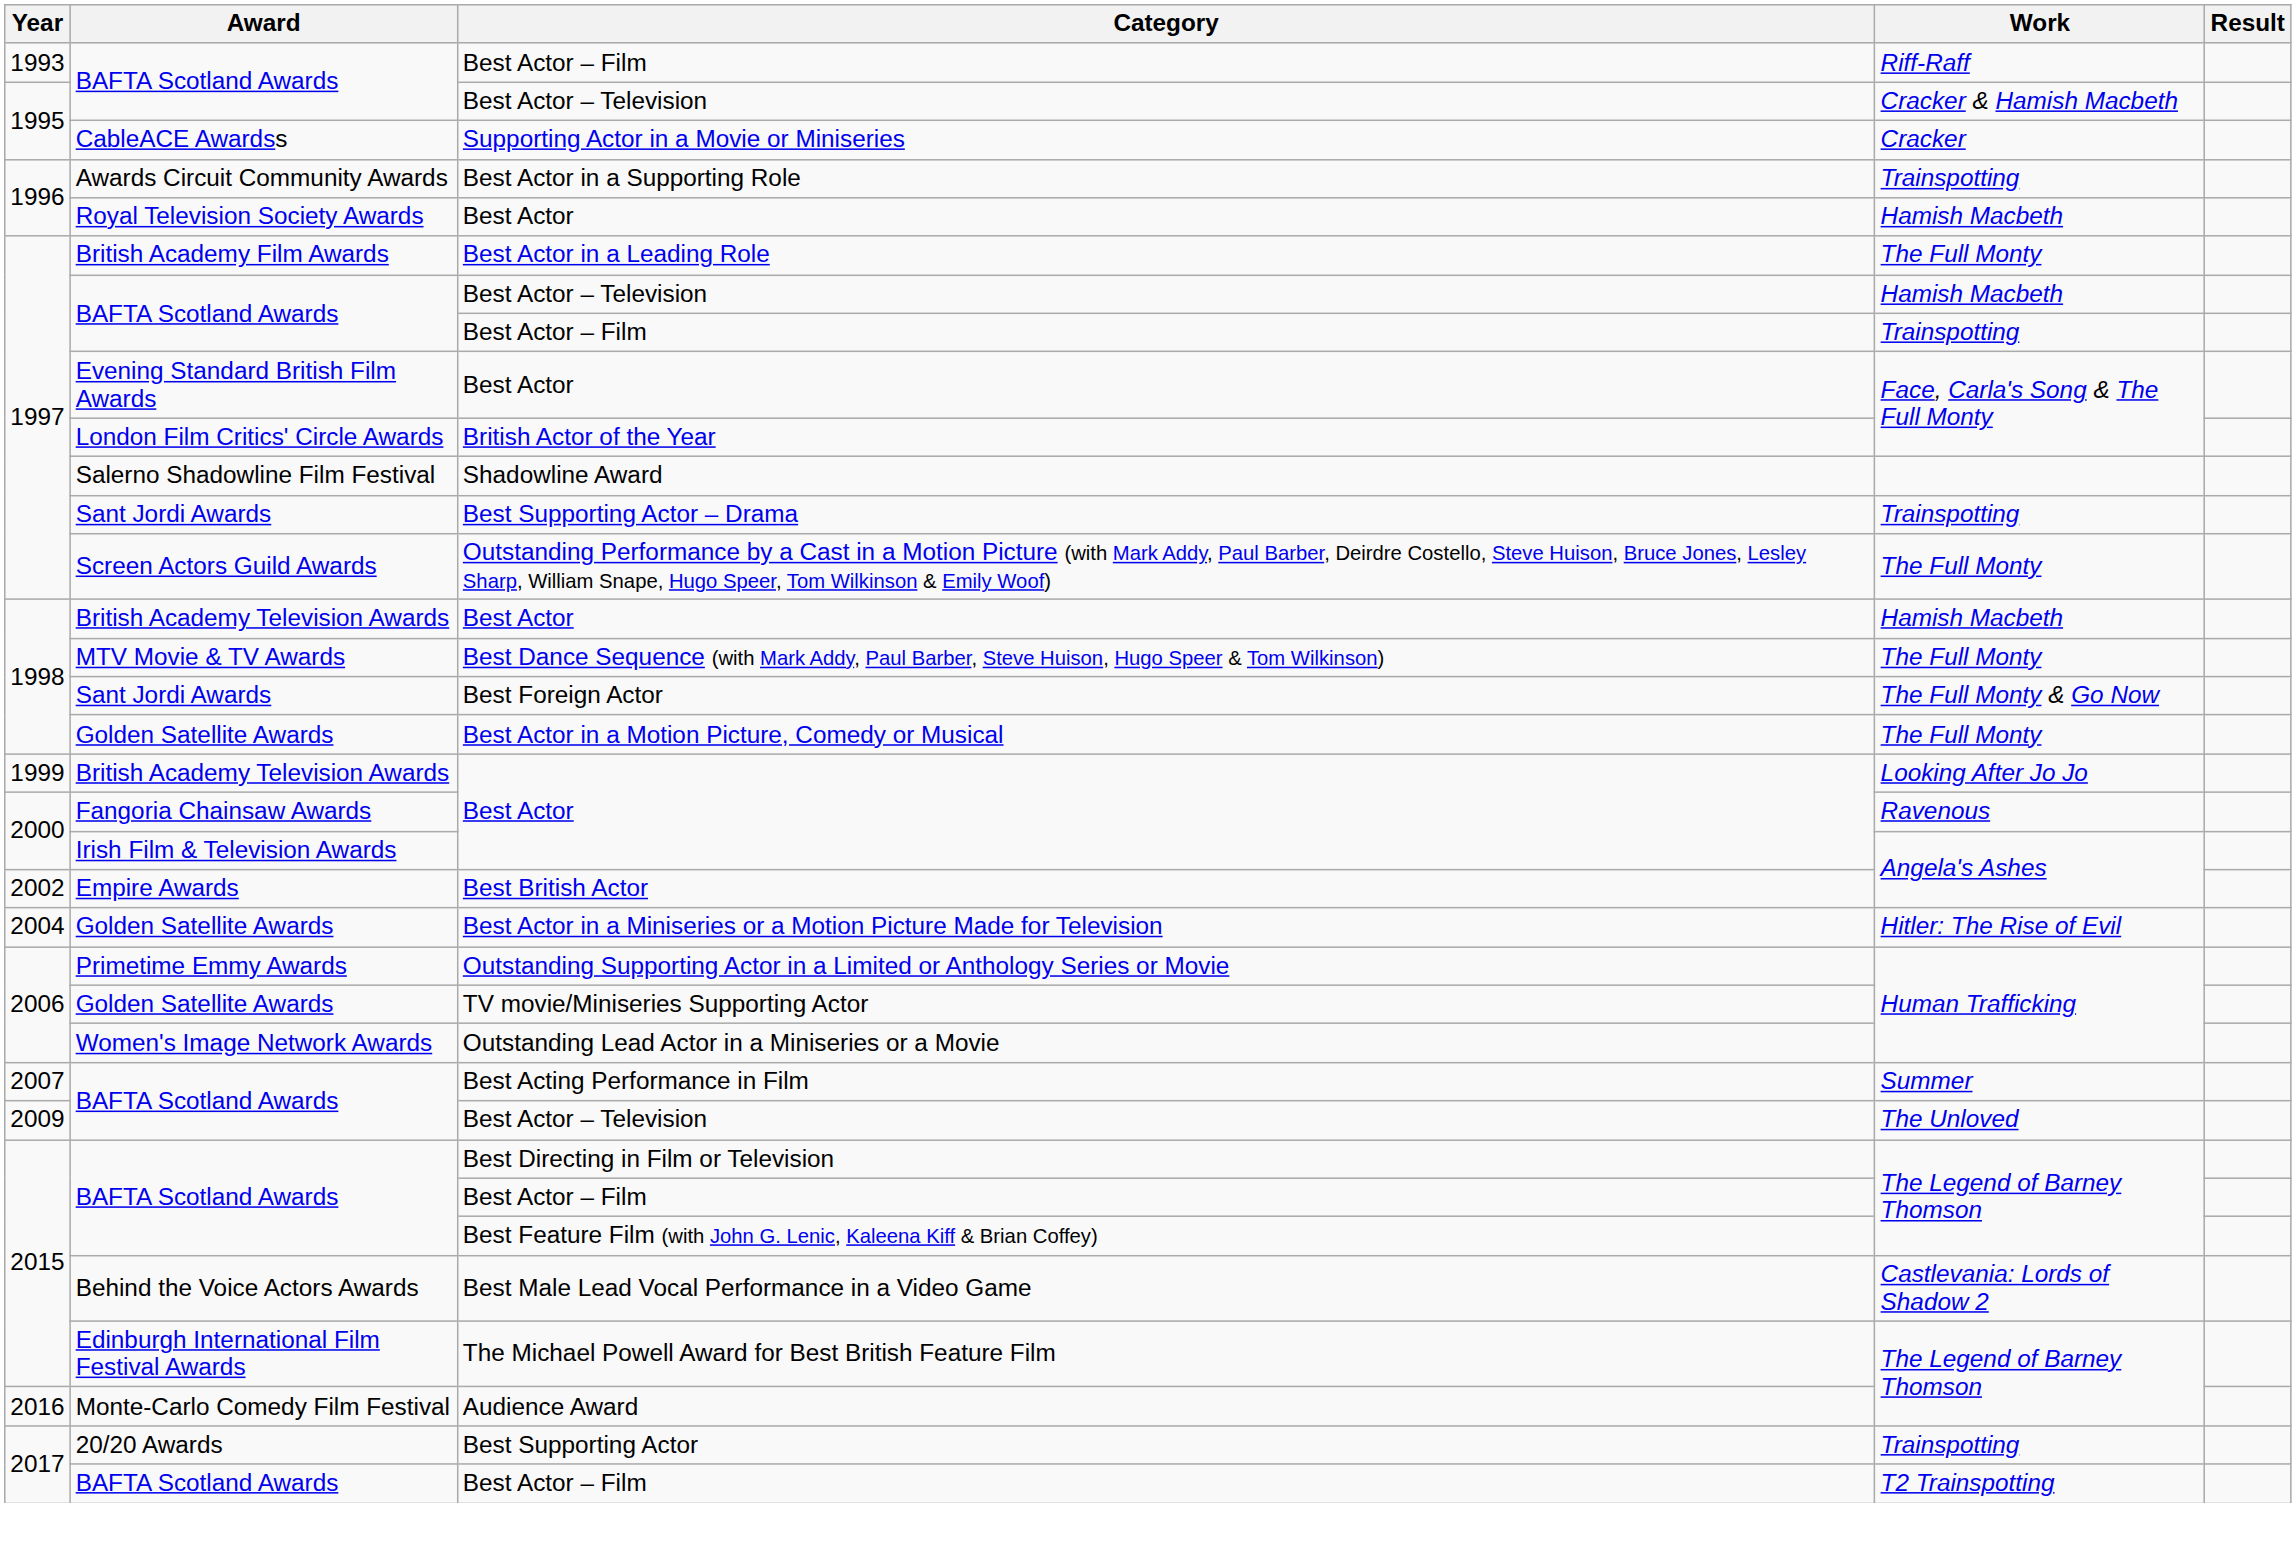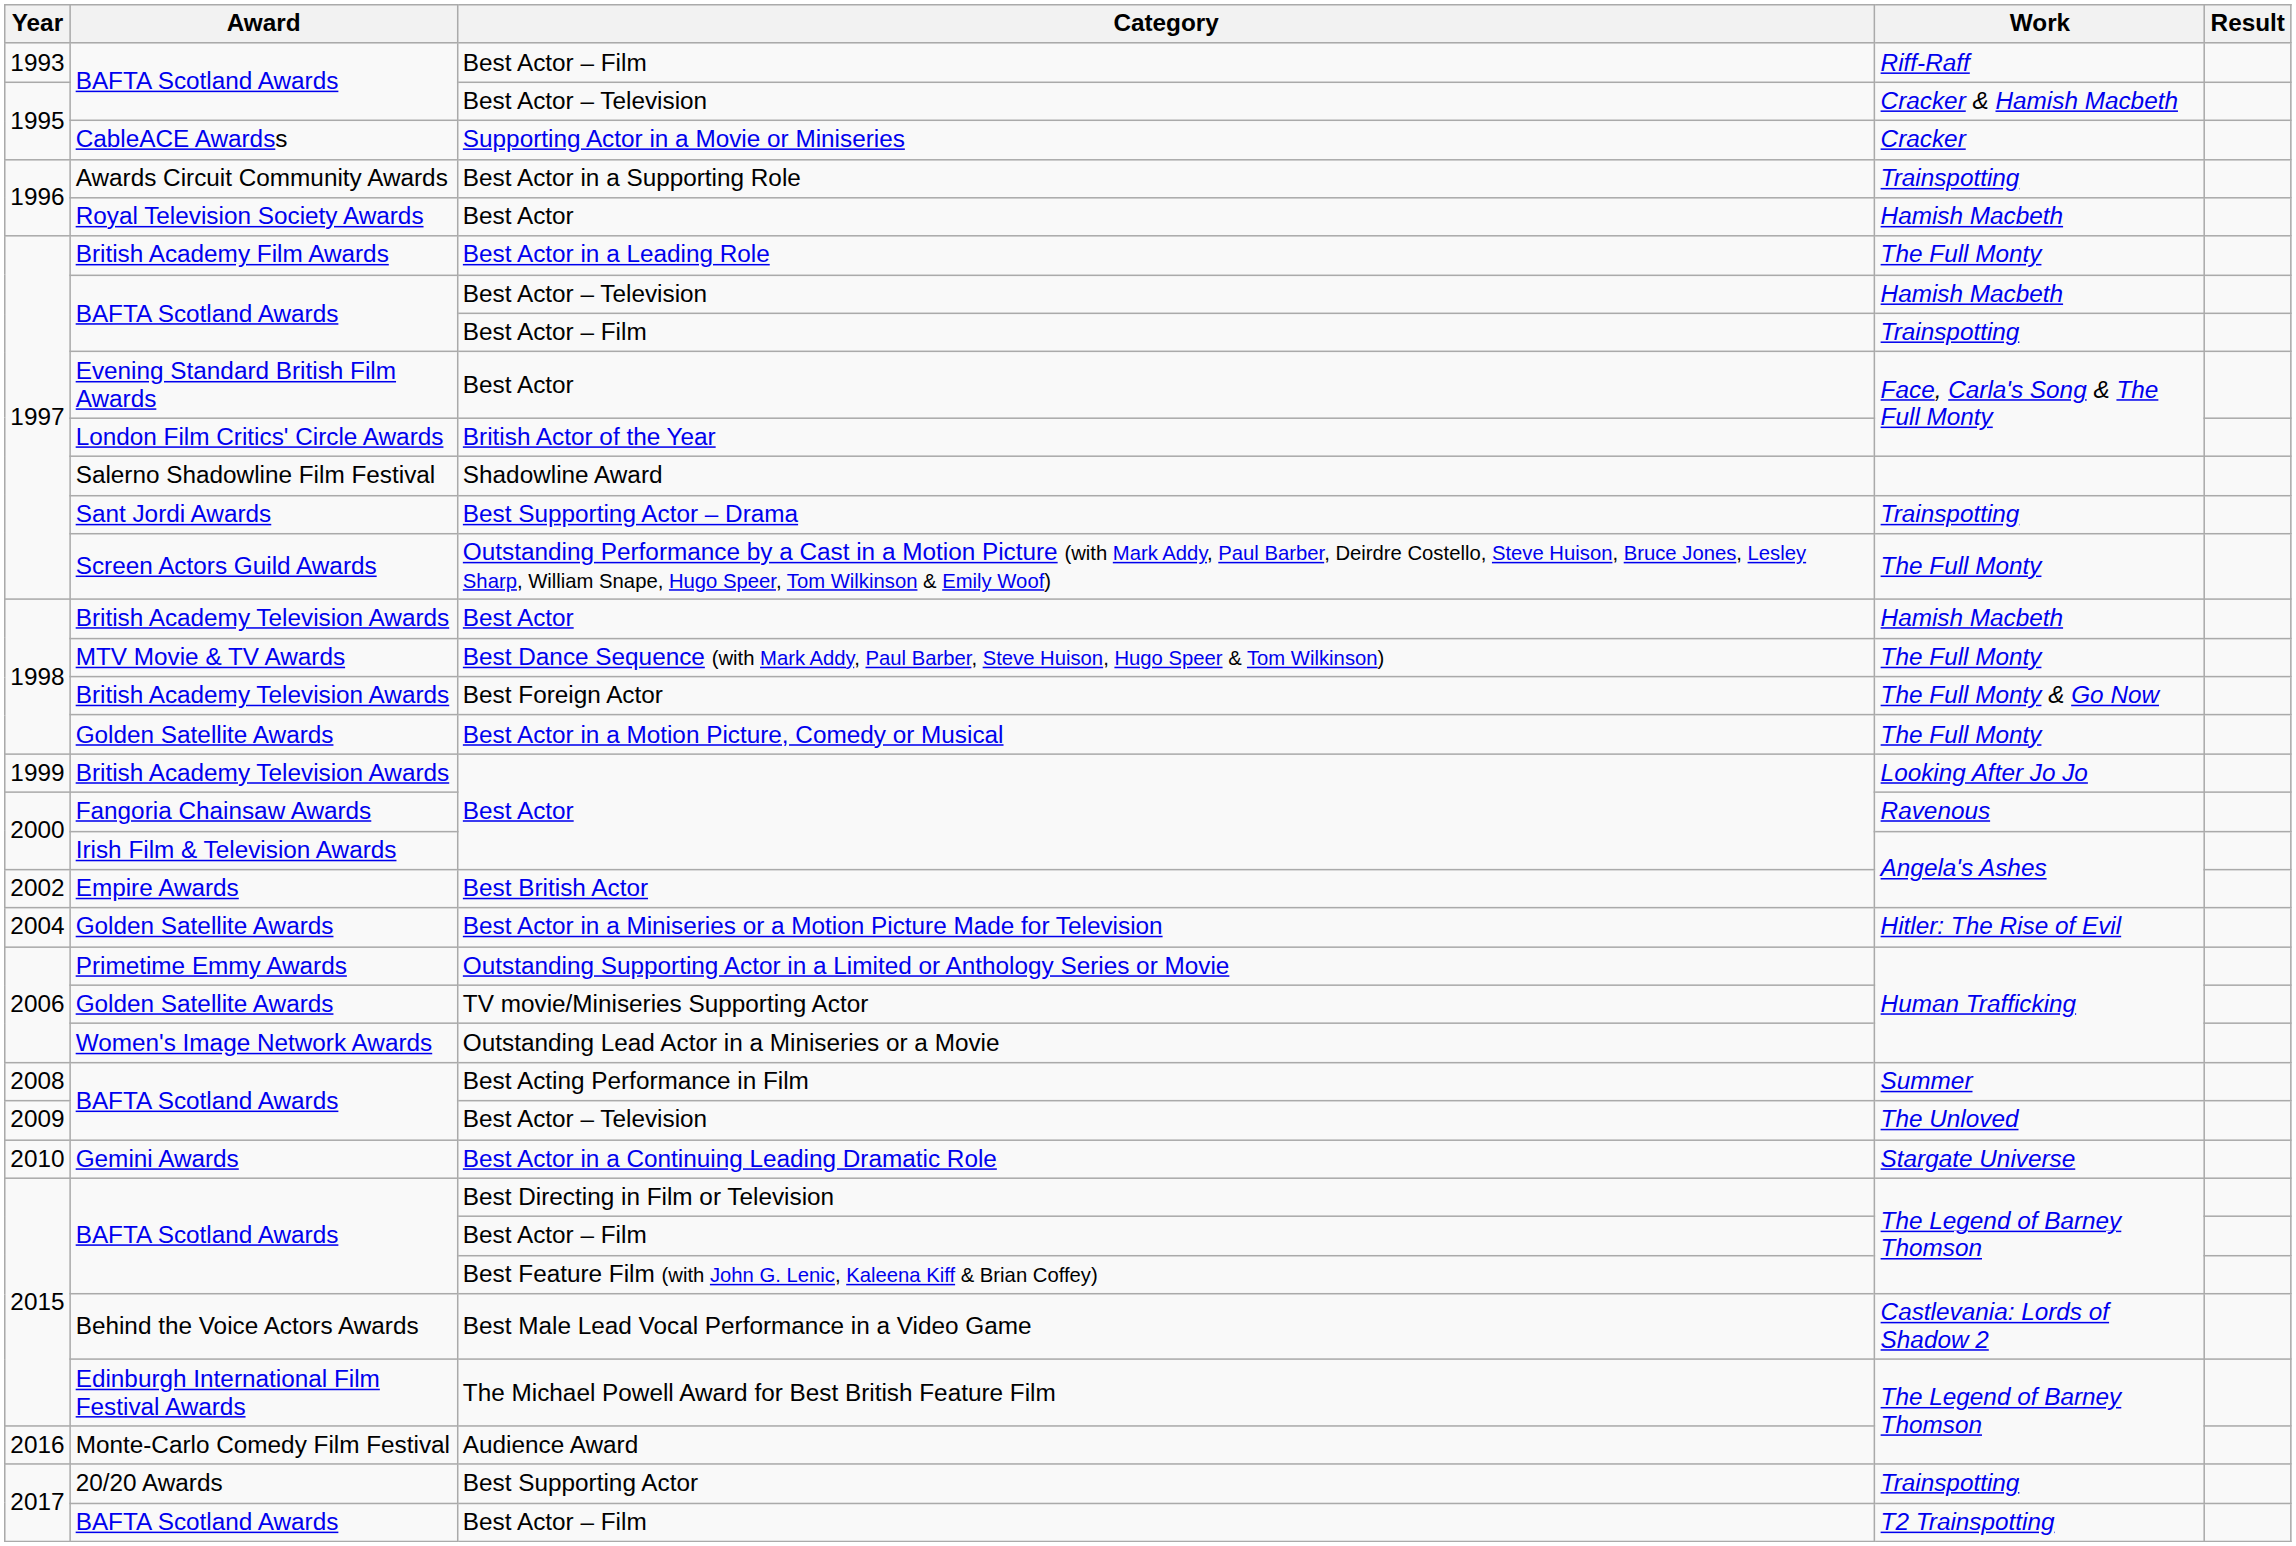(173, 695) Sant Jordi Awards -> (262, 695) British Academy Television Awards
(37, 1081) 2007 -> (37, 1081) 2008
+ row: (730, 1158)
